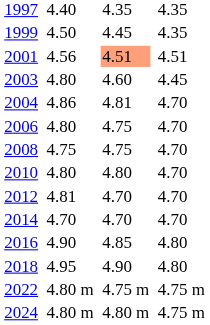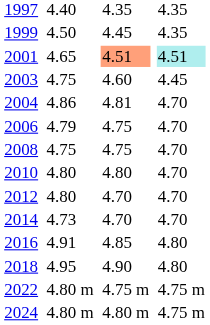(61, 56) 4.56 -> (61, 56) 4.65
(173, 56) no background -> (173, 56) paleturquoise background
(61, 79) 4.80 -> (61, 79) 4.75
(61, 126) 4.80 -> (61, 126) 4.79
(61, 196) 4.81 -> (61, 196) 4.80
(61, 219) 4.70 -> (61, 219) 4.73
(61, 242) 4.90 -> (61, 242) 4.91
